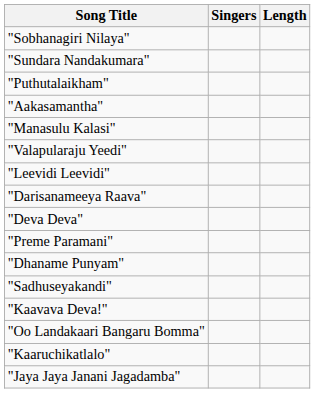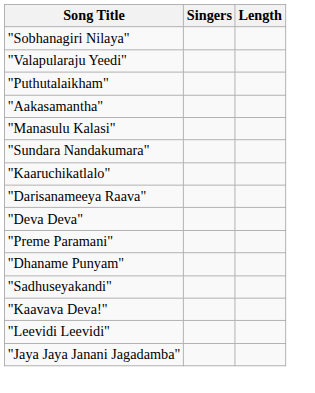rows swapped: (67, 151) <-> (79, 60)
rows swapped: (59, 173) <-> (59, 354)
- row: (106, 331)
